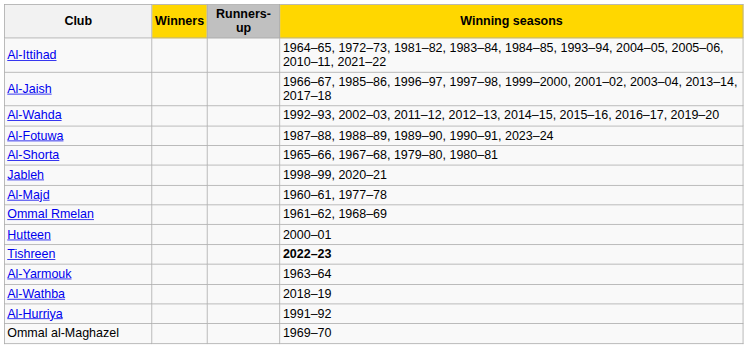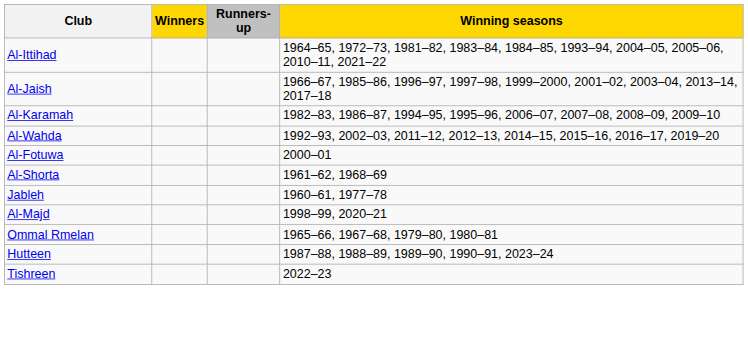+ row: (40, 115)
(418, 135) 1987–88, 1988–89, 1989–90, 1990–91, 2023–24 -> (307, 155) 2000–01
(390, 155) 1965–66, 1967–68, 1979–80, 1980–81 -> (335, 175) 1961–62, 1968–69
(335, 175) 1998–99, 2020–21 -> (335, 195) 1960–61, 1977–78
(335, 195) 1960–61, 1977–78 -> (335, 214) 1998–99, 2020–21
(335, 214) 1961–62, 1968–69 -> (390, 234) 1965–66, 1967–68, 1979–80, 1980–81
(307, 234) 2000–01 -> (418, 254) 1987–88, 1988–89, 1989–90, 1990–91, 2023–24
(307, 254) bold -> (307, 274) normal
- row: (39, 274)
- row: (36, 294)
- row: (35, 313)
- row: (63, 333)
